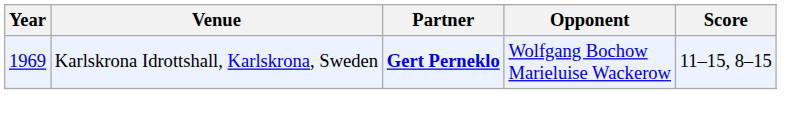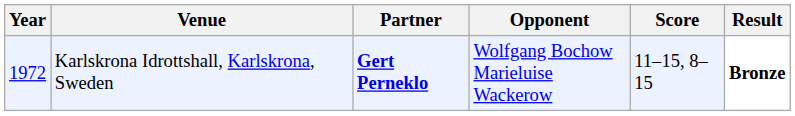+ column: (757, 20)
(28, 61) 1969 -> (28, 72) 1972
